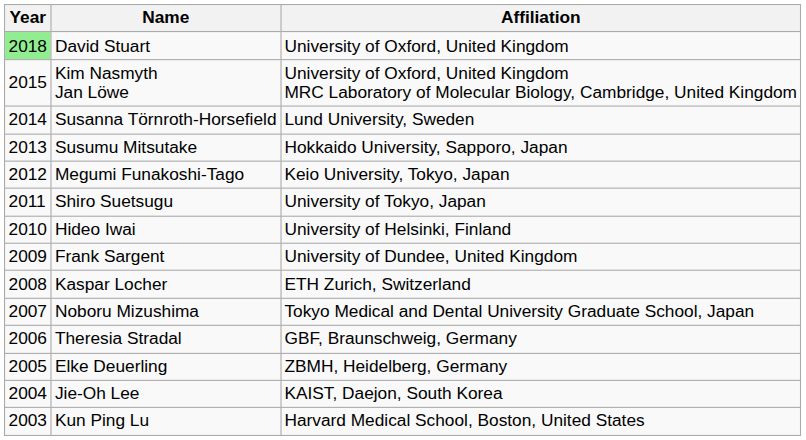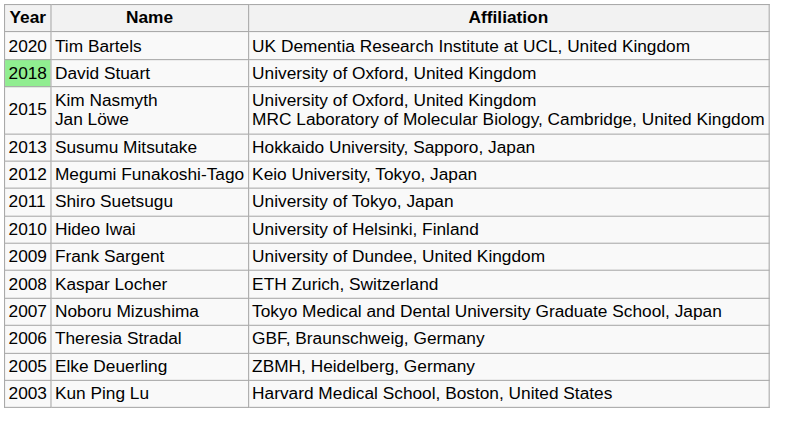+ row: (98, 45)
- row: (166, 119)
- row: (97, 393)
